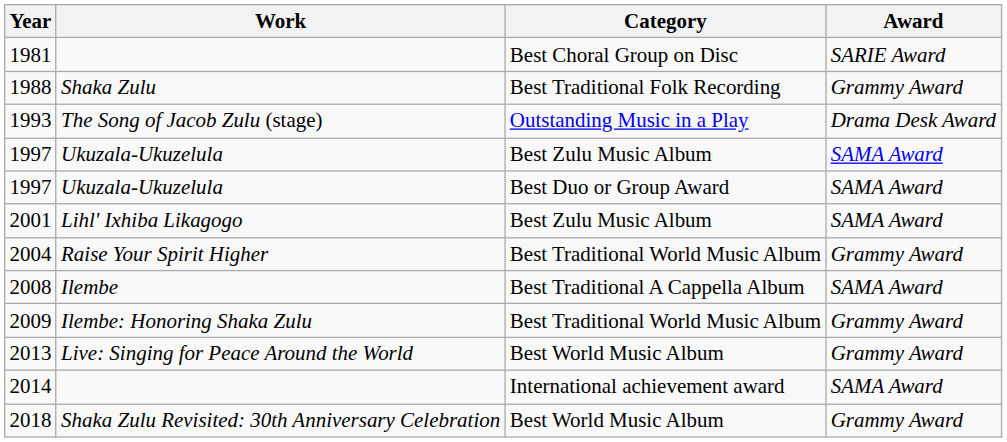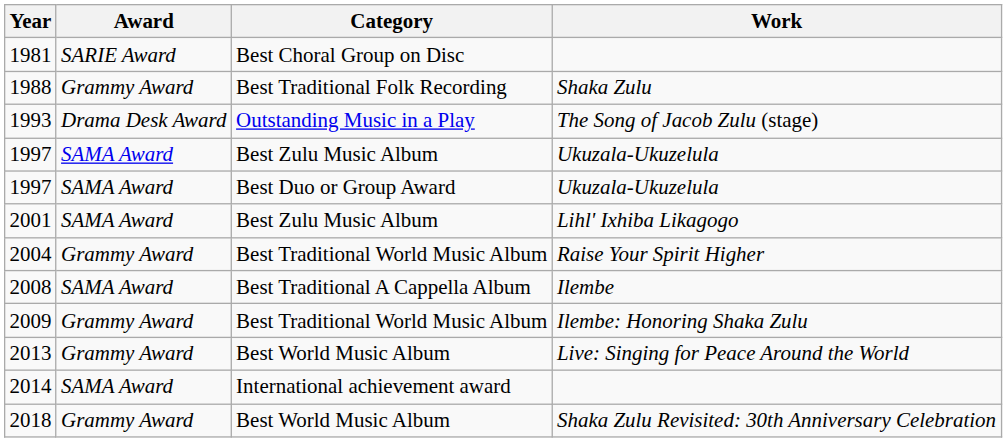columns swapped: (913, 21) <-> (281, 21)
